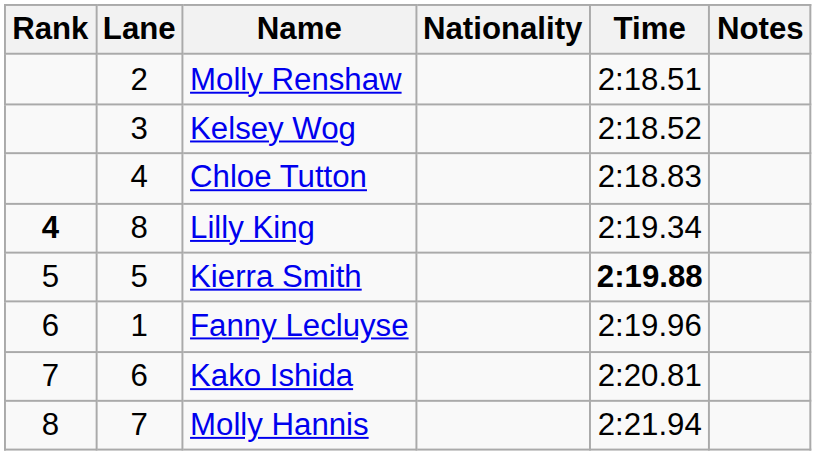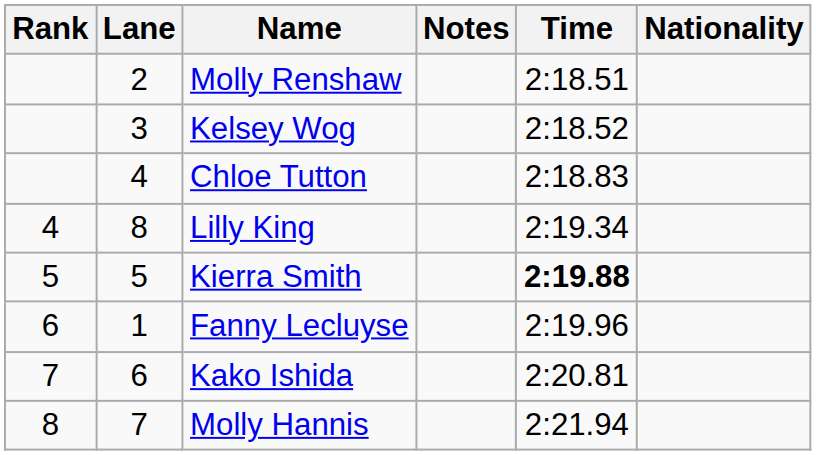columns swapped: (503, 29) <-> (760, 29)
(50, 227) bold -> (50, 227) normal
